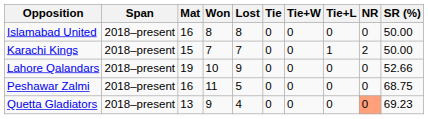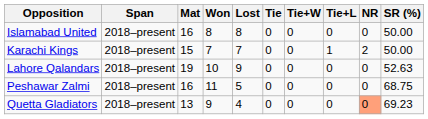(398, 68) 52.66 -> (398, 68) 52.63
